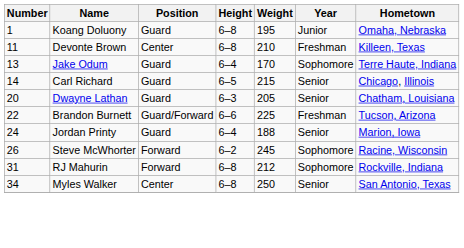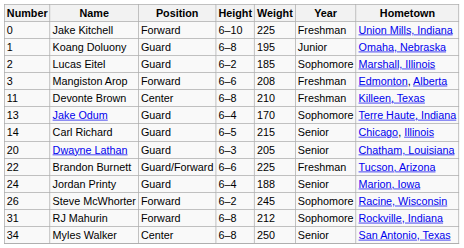+ row: (83, 30)
+ row: (79, 64)
+ row: (90, 81)
